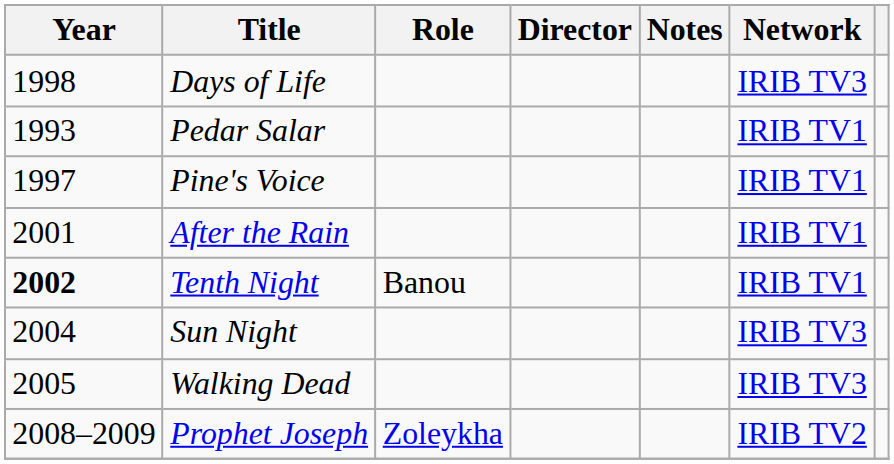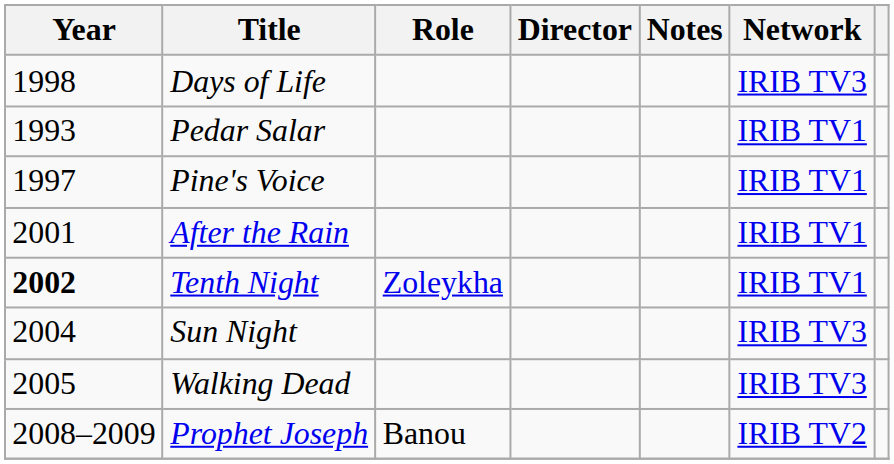(424, 282) Banou -> (443, 282) Zoleykha
(443, 433) Zoleykha -> (424, 433) Banou
